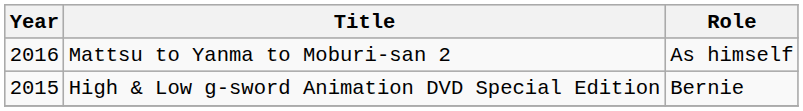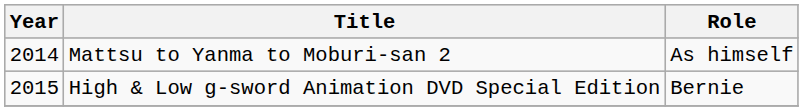(34, 55) 2016 -> (34, 55) 2014
